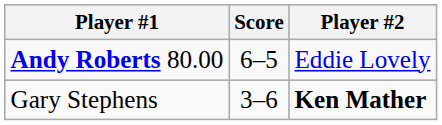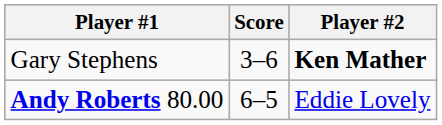rows swapped: (84, 99) <-> (117, 59)
